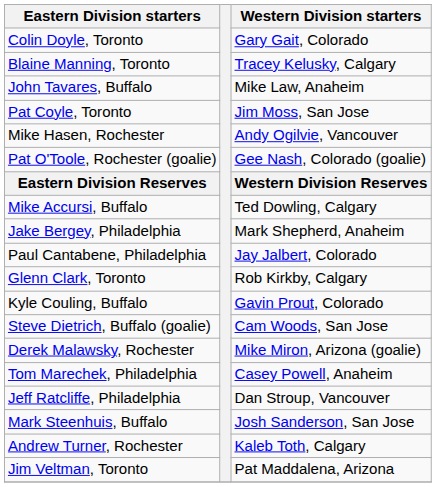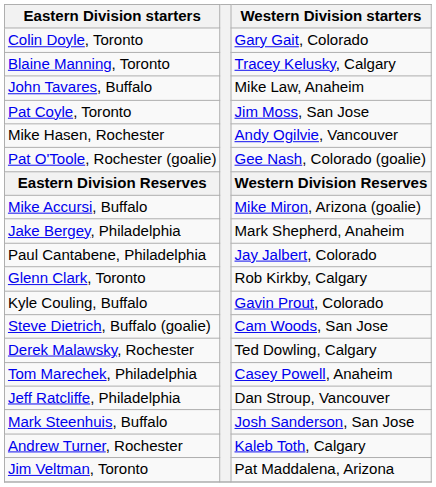(306, 207) Ted Dowling, Calgary -> (328, 207) Mike Miron, Arizona (goalie)
(328, 350) Mike Miron, Arizona (goalie) -> (306, 350) Ted Dowling, Calgary
